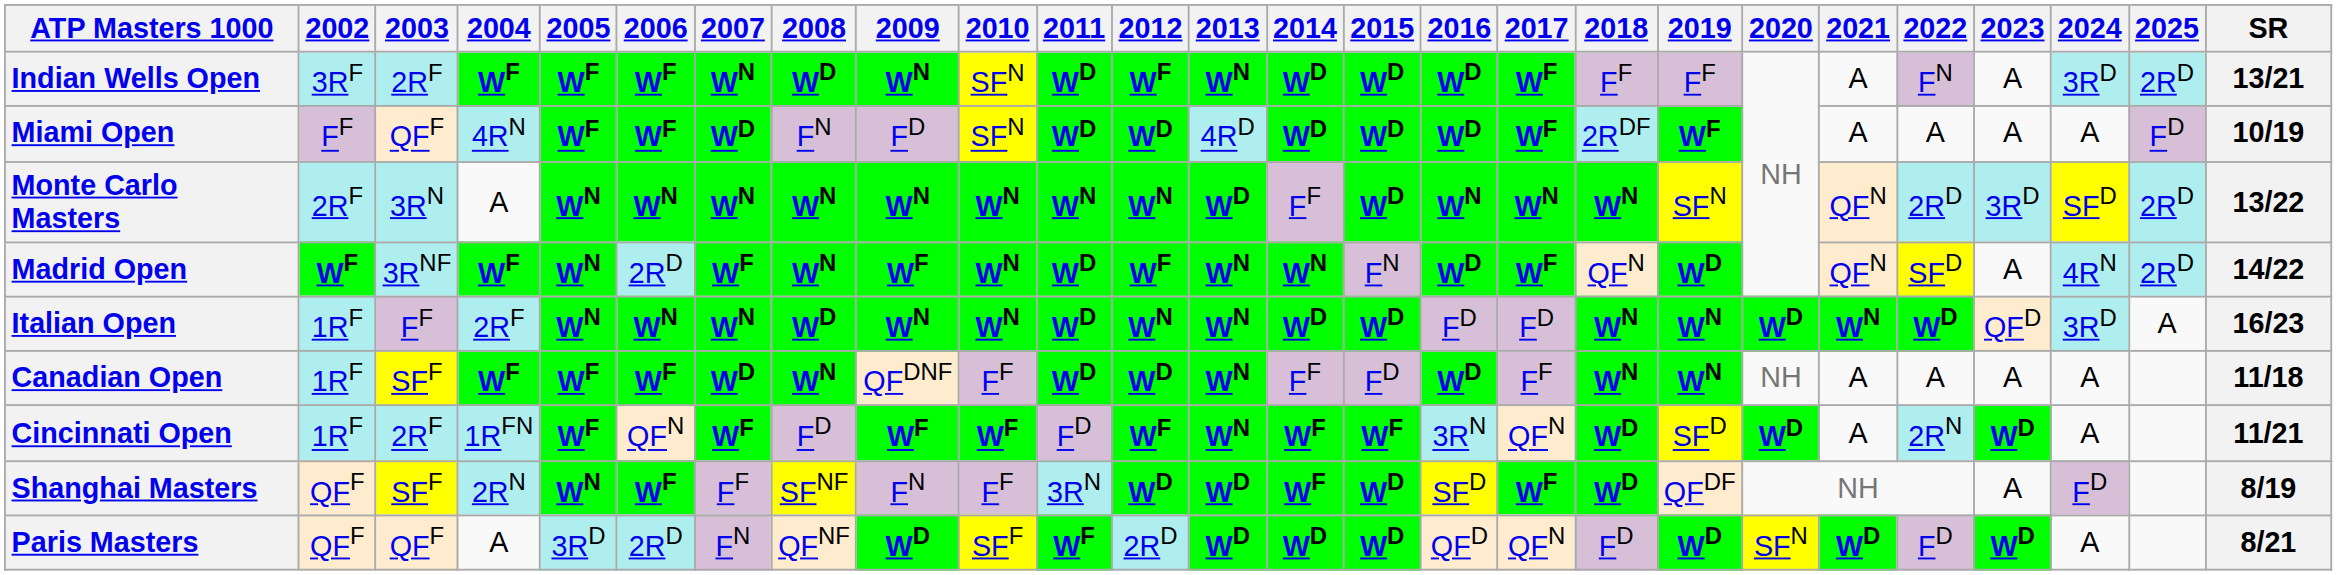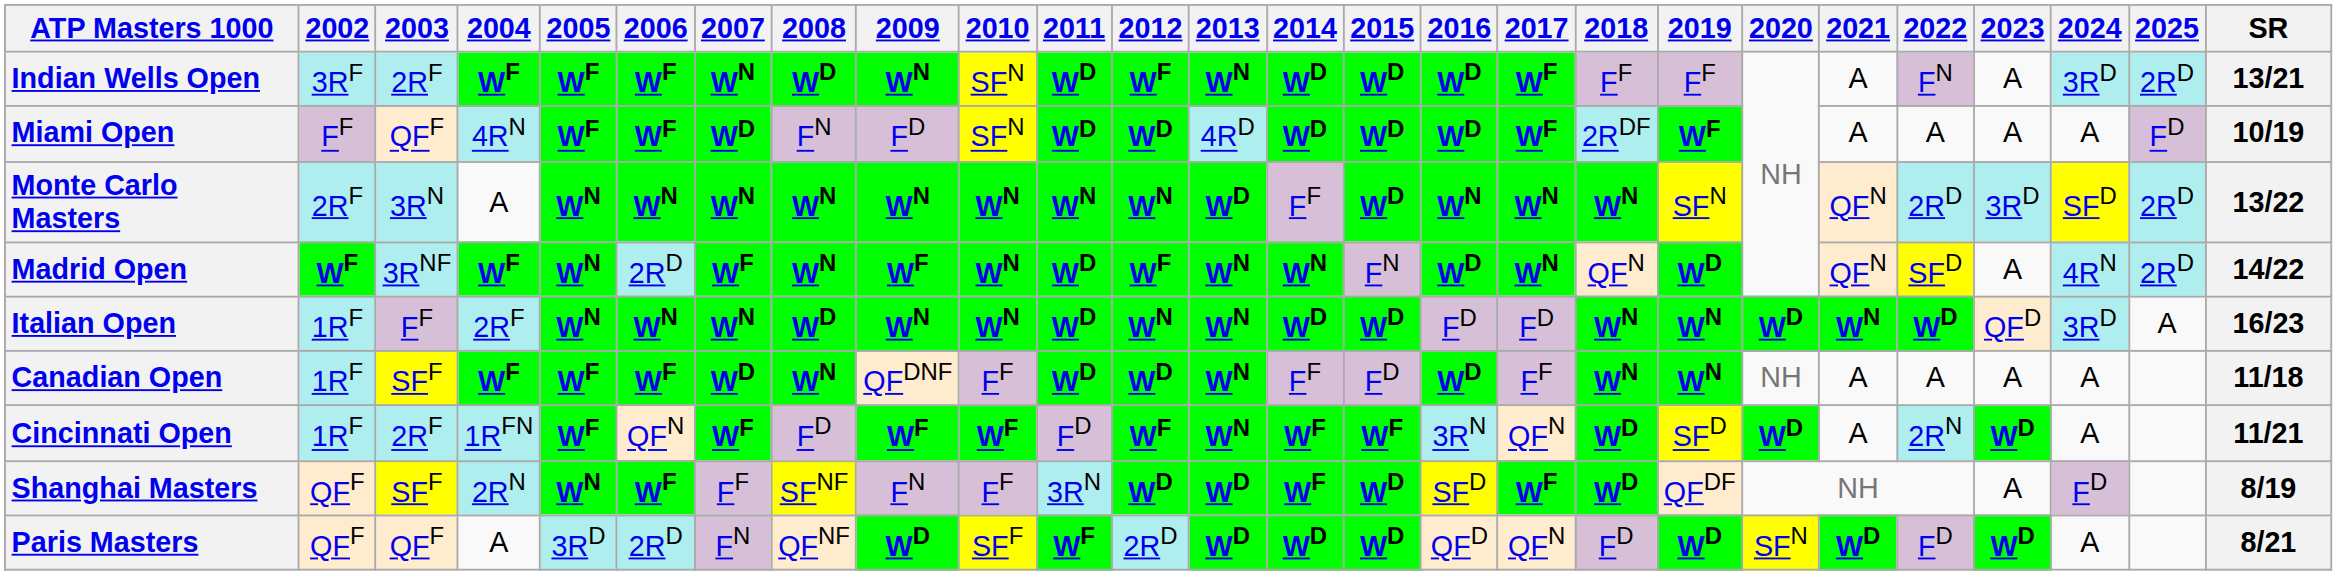(1537, 269) WF -> (1537, 269) WN
